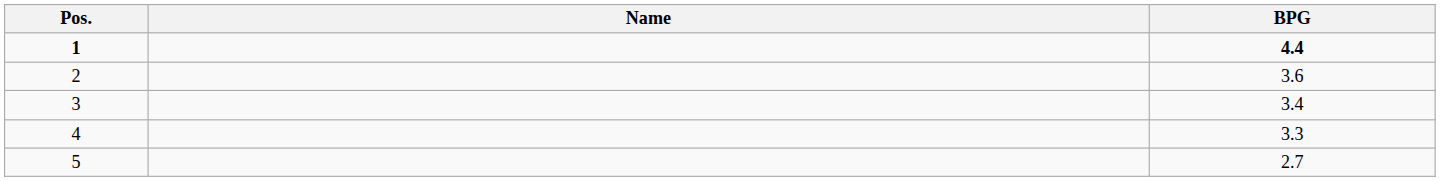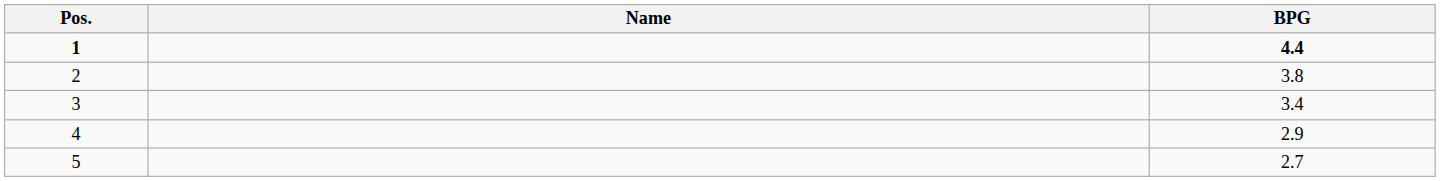(1292, 76) 3.6 -> (1292, 76) 3.8
(1292, 133) 3.3 -> (1292, 133) 2.9
